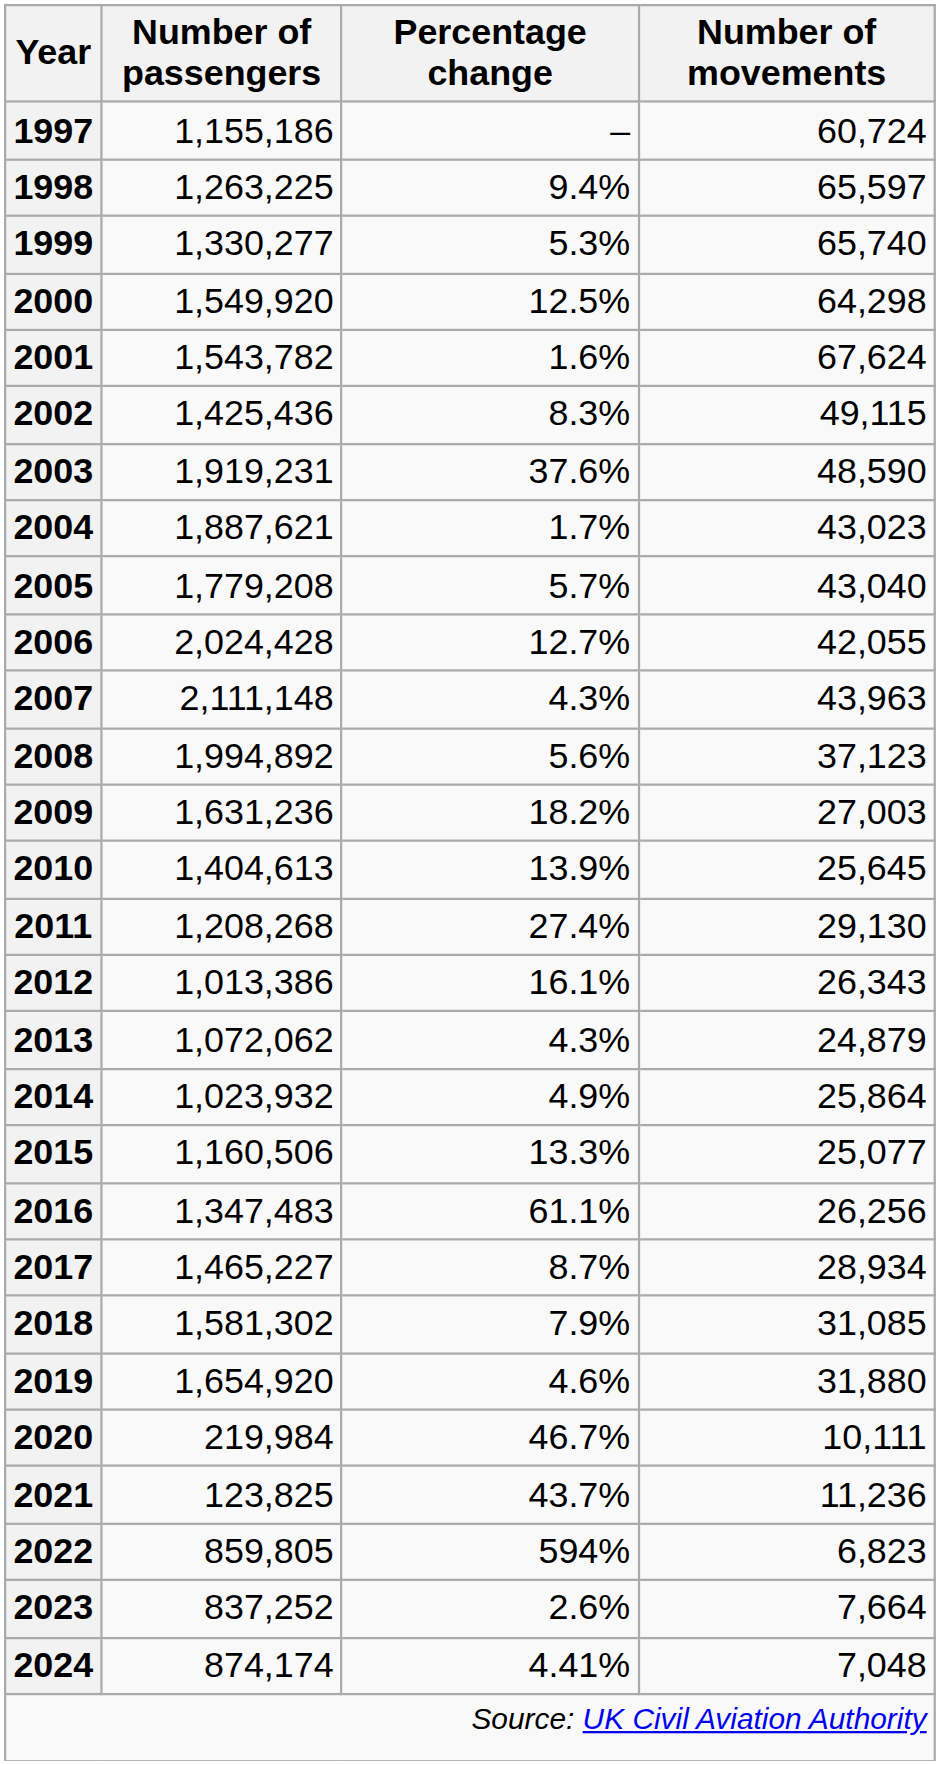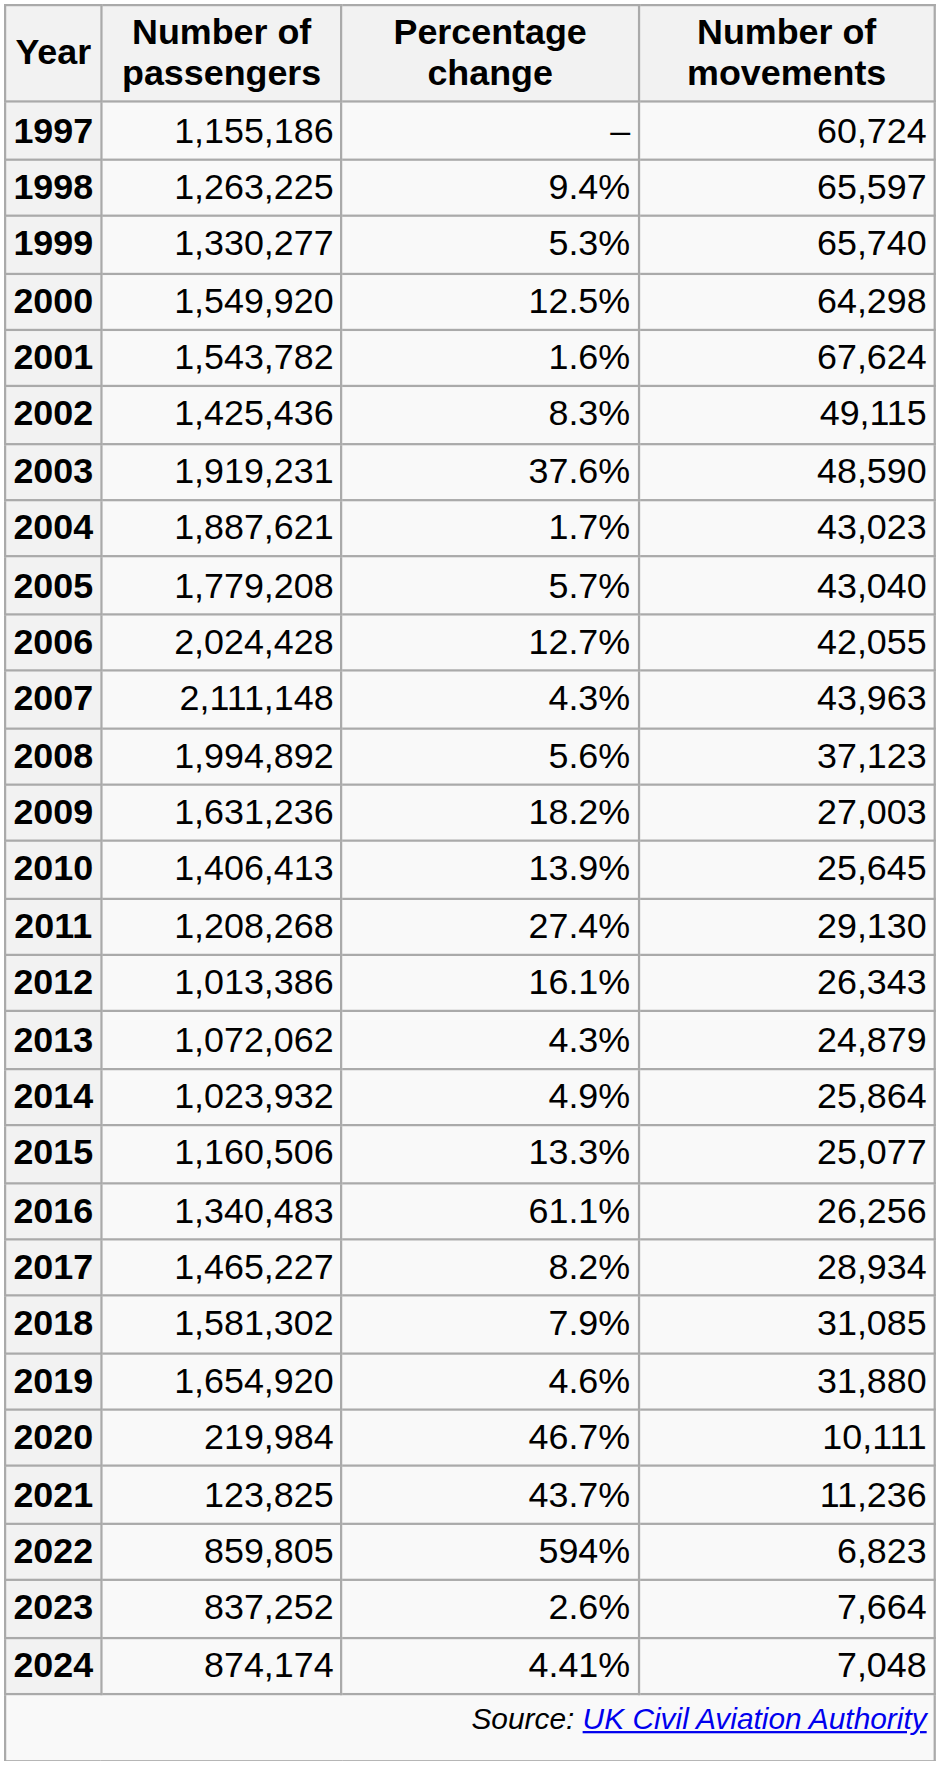(254, 868) 1,404,613 -> (254, 868) 1,406,413
(254, 1210) 1,347,483 -> (254, 1210) 1,340,483
(589, 1266) 8.7% -> (589, 1266) 8.2%
